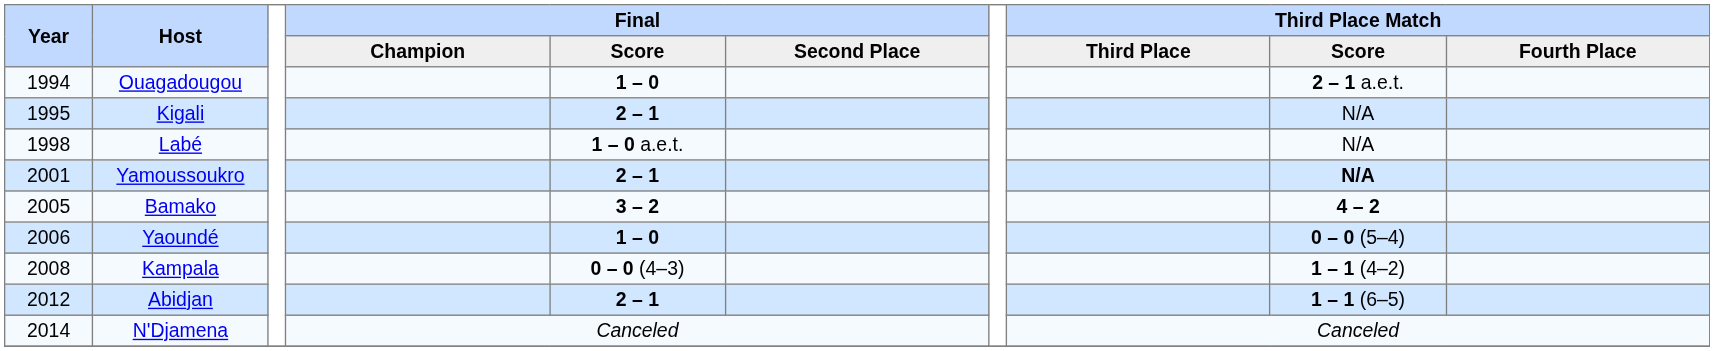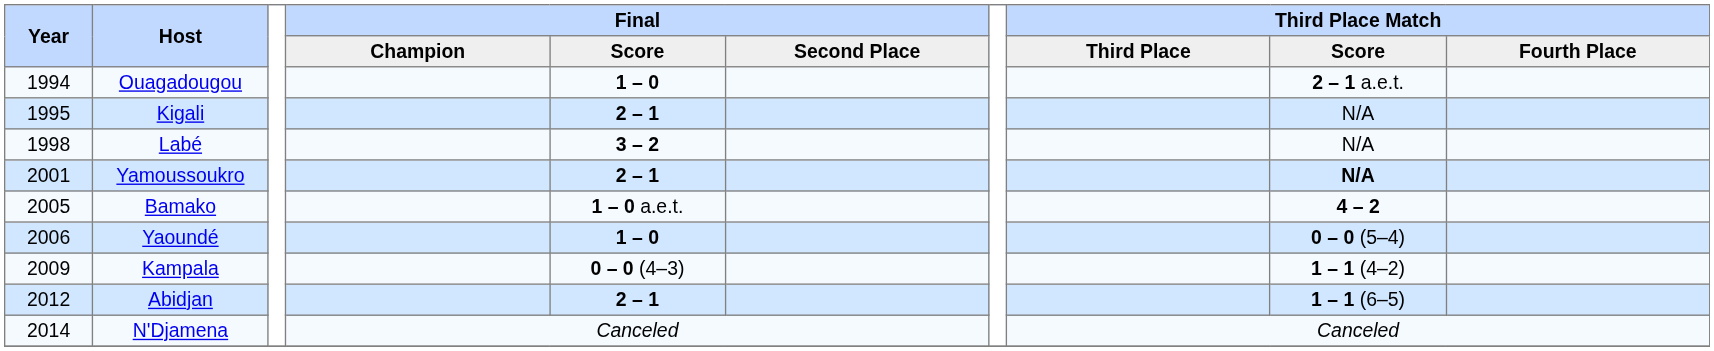(637, 144) 1 – 0 a.e.t. -> (637, 144) 3 – 2
(637, 206) 3 – 2 -> (637, 206) 1 – 0 a.e.t.
(49, 269) 2008 -> (49, 269) 2009
